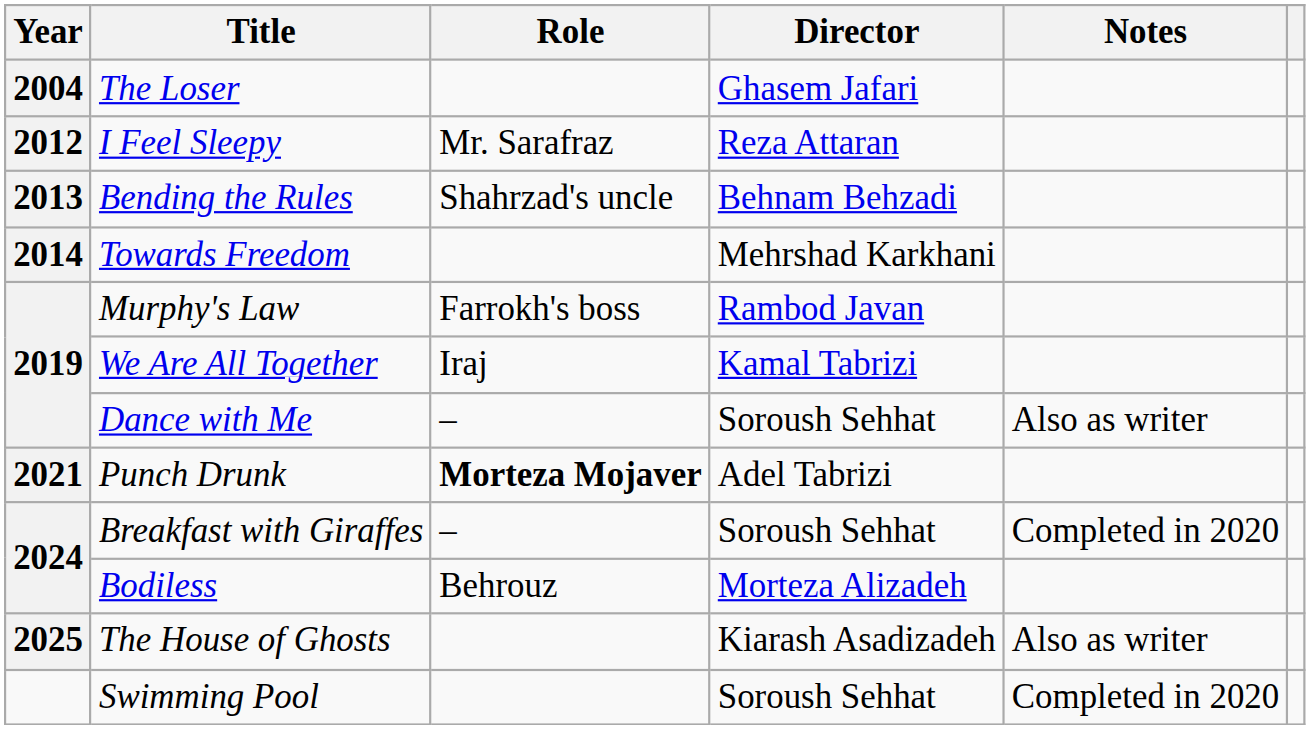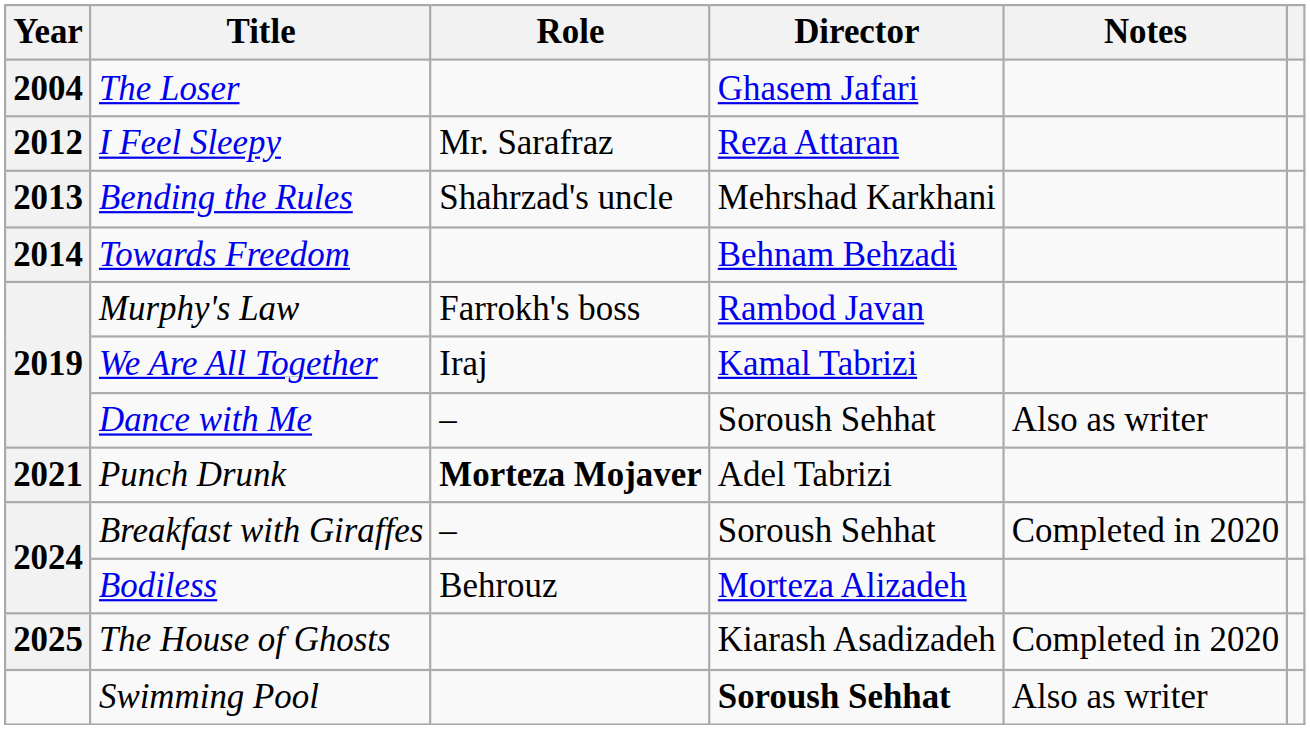(837, 198) Behnam Behzadi -> (857, 198) Mehrshad Karkhani
(857, 253) Mehrshad Karkhani -> (837, 253) Behnam Behzadi
(1110, 640) Also as writer -> (1146, 640) Completed in 2020
(827, 695) normal -> (834, 695) bold
(1146, 695) Completed in 2020 -> (1110, 695) Also as writer
